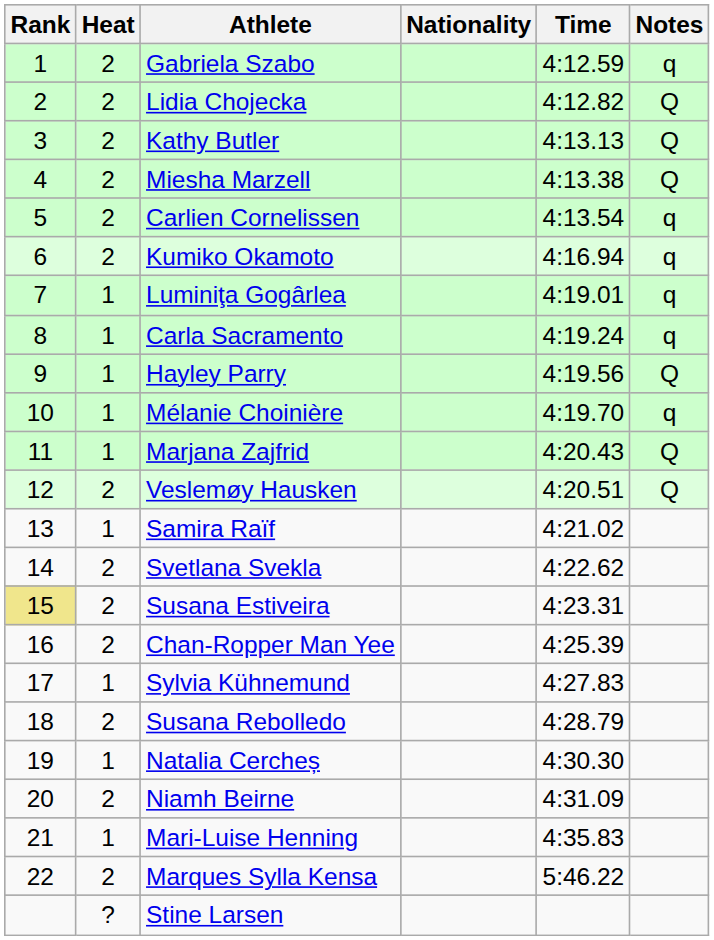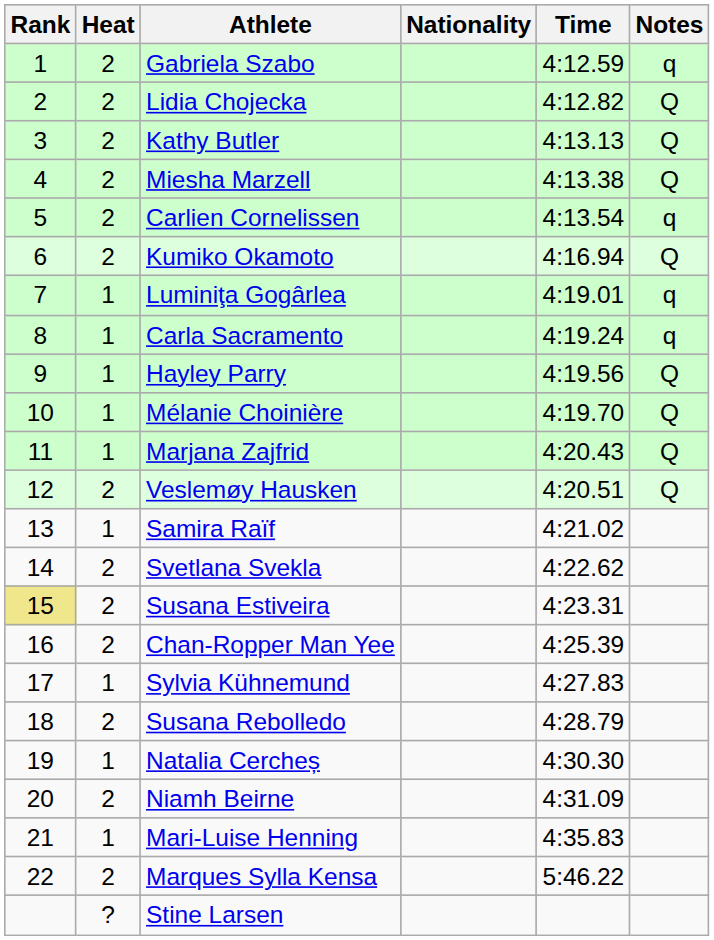(669, 257) q -> (669, 257) Q
(669, 412) q -> (669, 412) Q
